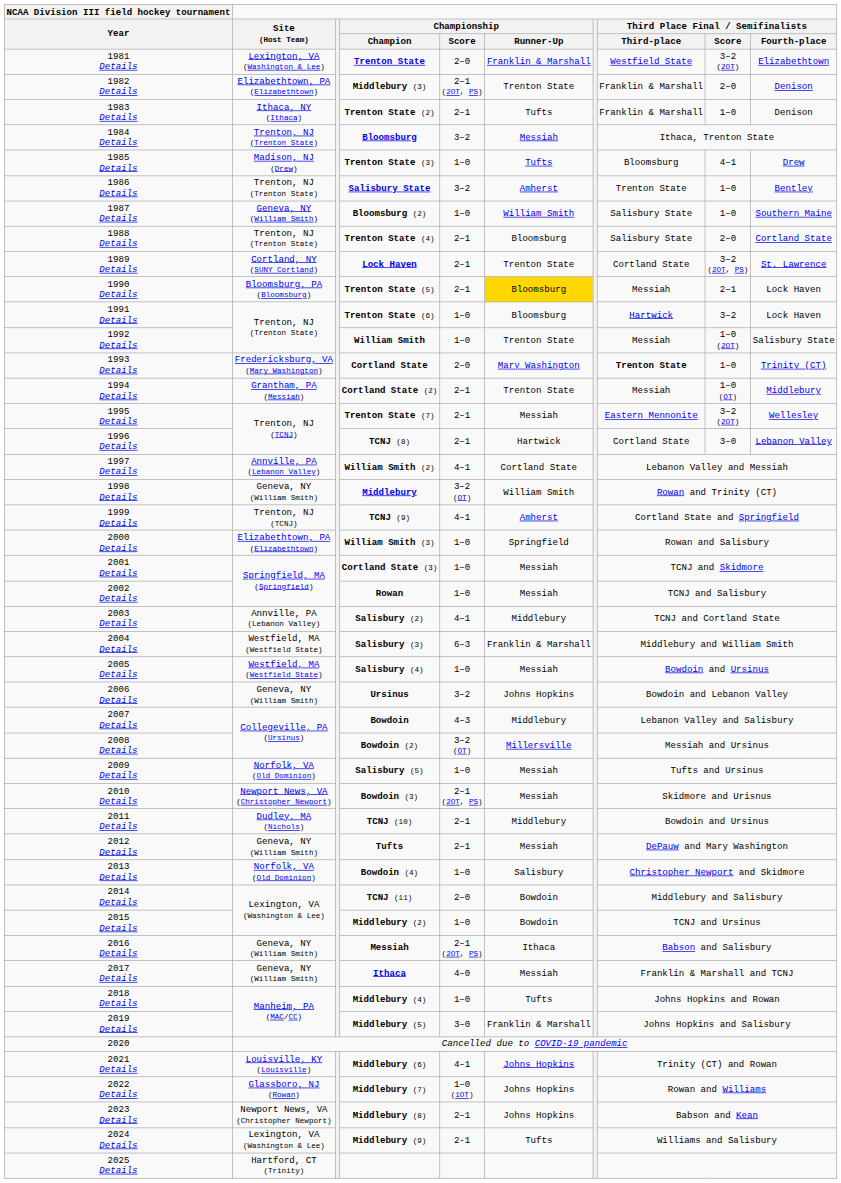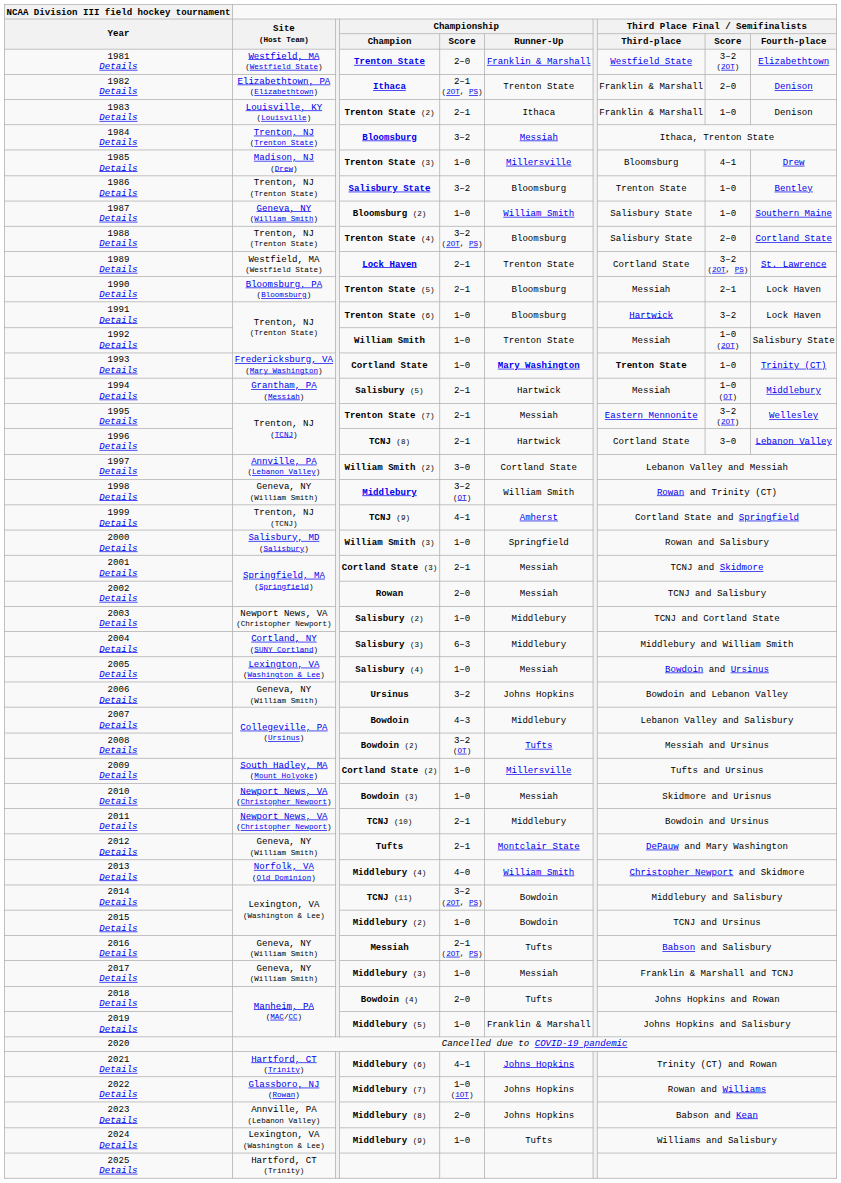(284, 61) Lexington, VA (Washington & Lee) -> (284, 61) Westfield, MA (Westfield State)
(389, 87) Middlebury (3) -> (390, 87) Ithaca
(284, 112) Ithaca, NY (Ithaca) -> (284, 112) Louisville, KY (Louisville)
(539, 112) Tufts -> (539, 112) Ithaca
(539, 163) Tufts -> (539, 163) Millersville
(539, 188) Amherst -> (539, 188) Bloomsburg
(462, 239) 2–1 -> (462, 238) 3–2 (2OT, PS)
(284, 264) Cortland, NY (SUNY Cortland) -> (284, 264) Westfield, MA (Westfield State)
(539, 289) gold background -> (539, 289) no background
(462, 365) 2–0 -> (462, 365) 1–0
(539, 365) normal -> (539, 365) bold
(390, 391) Cortland State (2) -> (390, 391) Salisbury (5)
(539, 391) Trenton State -> (539, 391) Hartwick
(462, 467) 4–1 -> (462, 467) 3–0
(284, 542) Elizabethtown, PA (Elizabethtown) -> (284, 542) Salisbury, MD (Salisbury)
(462, 568) 1–0 -> (462, 568) 2–1
(462, 593) 1–0 -> (462, 593) 2–0
(284, 618) Annville, PA (Lebanon Valley) -> (284, 618) Newport News, VA (Christopher Newport)
(462, 619) 4–1 -> (462, 619) 1–0
(284, 644) Westfield, MA (Westfield State) -> (284, 644) Cortland, NY (SUNY Cortland)
(539, 644) Franklin & Marshall -> (539, 644) Middlebury
(284, 669) Westfield, MA (Westfield State) -> (284, 669) Lexington, VA (Washington & Lee)
(539, 745) Millersville -> (539, 745) Tufts
(284, 770) Norfolk, VA (Old Dominion) -> (284, 770) South Hadley, MA (Mount Holyoke)
(390, 771) Salisbury (5) -> (390, 771) Cortland State (2)
(539, 771) Messiah -> (539, 771) Millersville
(462, 796) 2–1 (2OT, PS) -> (462, 796) 1–0
(284, 821) Dudley, MA (Nichols) -> (284, 821) Newport News, VA (Christopher Newport)
(539, 847) Messiah -> (539, 847) Montclair State
(389, 872) Bowdoin (4) -> (389, 872) Middlebury (4)
(462, 872) 1–0 -> (462, 872) 4–0
(539, 872) Salisbury -> (539, 872) William Smith
(462, 897) 2–0 -> (462, 897) 3–2 (2OT, PS)
(539, 948) Ithaca -> (539, 948) Tufts
(390, 973) Ithaca -> (389, 973) Middlebury (3)
(462, 973) 4–0 -> (462, 973) 1–0
(389, 999) Middlebury (4) -> (389, 999) Bowdoin (4)
(462, 999) 1–0 -> (462, 999) 2–0
(462, 1024) 3–0 -> (462, 1024) 1–0
(284, 1064) Louisville, KY (Louisville) -> (284, 1064) Hartford, CT (Trinity)
(284, 1115) Newport News, VA (Christopher Newport) -> (284, 1115) Annville, PA (Lebanon Valley)
(462, 1115) 2–1 -> (462, 1115) 2–0
(462, 1140) 2-1 -> (462, 1140) 1–0
